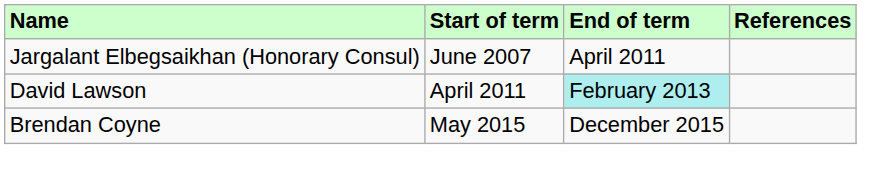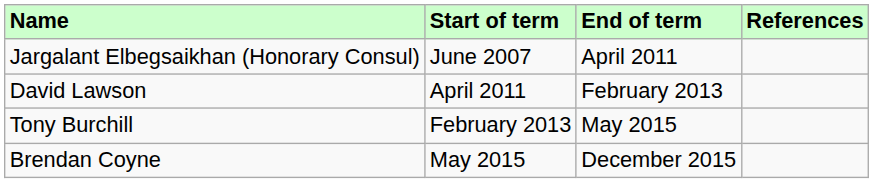(640, 90) paleturquoise background -> (652, 90) no background
+ row: (71, 125)
